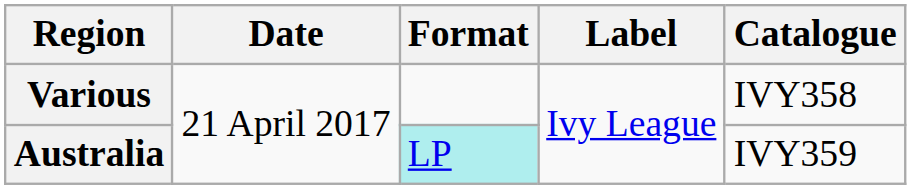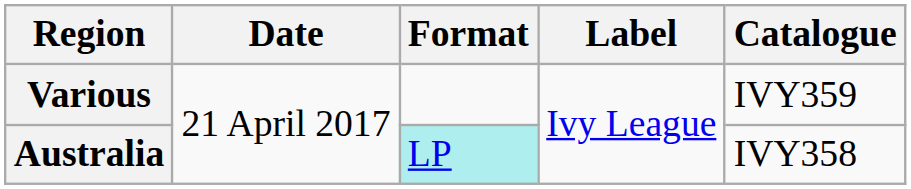(795, 93) IVY358 -> (795, 93) IVY359
(795, 153) IVY359 -> (795, 153) IVY358
